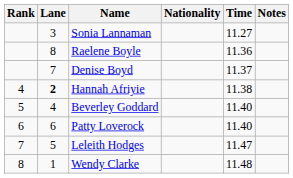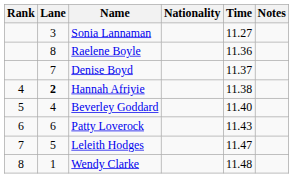(239, 126) 11.40 -> (239, 126) 11.43
